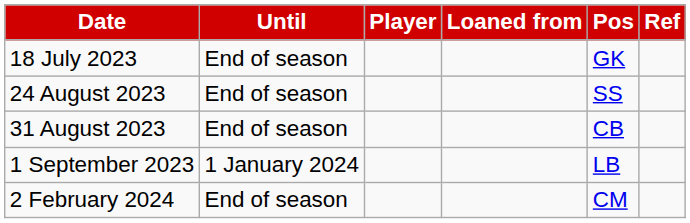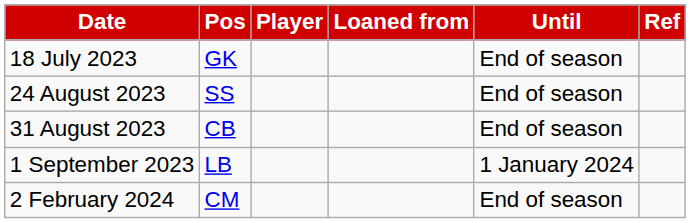columns swapped: (613, 22) <-> (282, 22)
